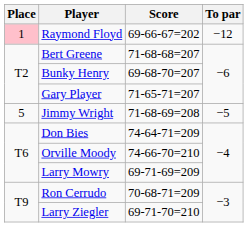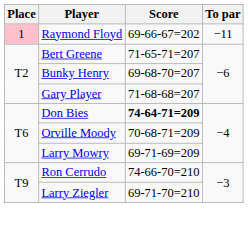(223, 34) −12 -> (223, 34) −11
(164, 53) 71-68-68=207 -> (164, 53) 71-65-71=207
(164, 93) 71-65-71=207 -> (164, 93) 71-68-68=207
- row: (77, 113)
(164, 133) normal -> (164, 113) bold
(164, 152) 74-66-70=210 -> (164, 133) 70-68-71=209
(164, 192) 70-68-71=209 -> (164, 172) 74-66-70=210
